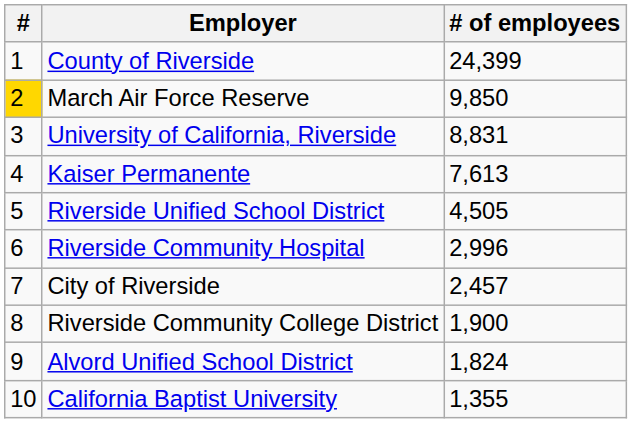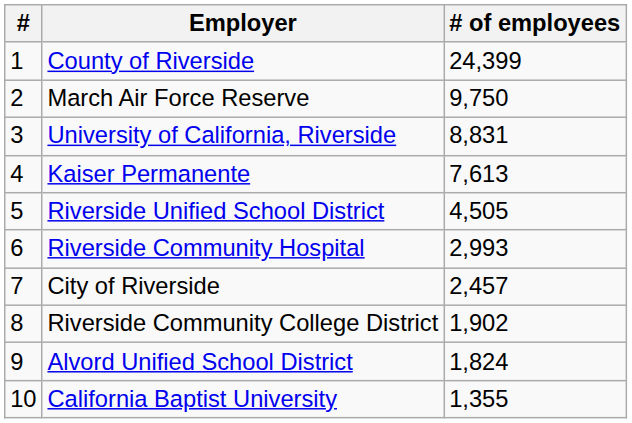(17, 98) gold background -> (17, 98) no background
(479, 98) 9,850 -> (479, 98) 9,750
(479, 248) 2,996 -> (479, 248) 2,993
(479, 323) 1,900 -> (479, 323) 1,902
